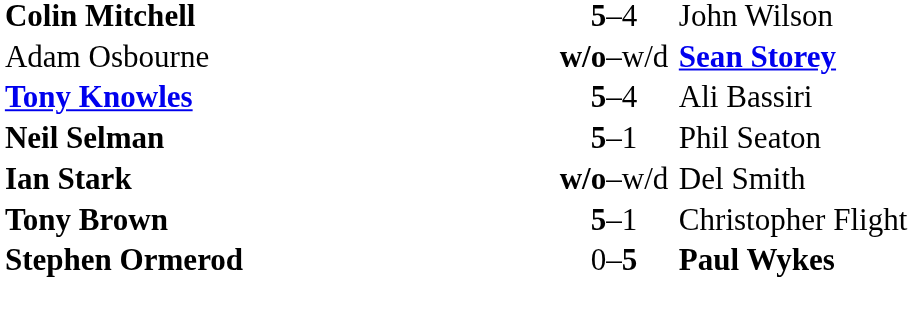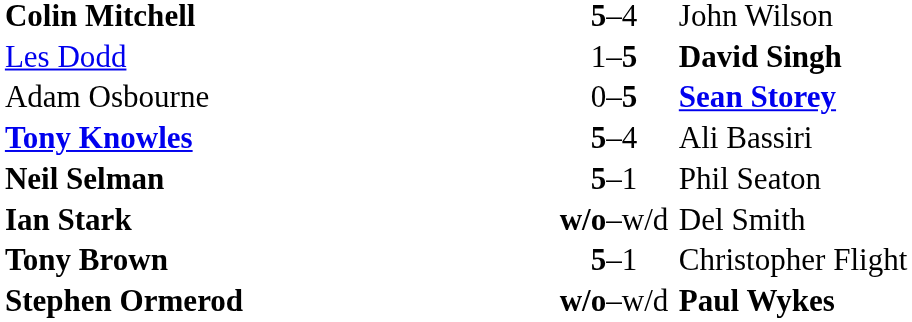+ row: (66, 56)
(614, 56) w/o–w/d -> (614, 97) 0–5
(614, 260) 0–5 -> (614, 300) w/o–w/d
